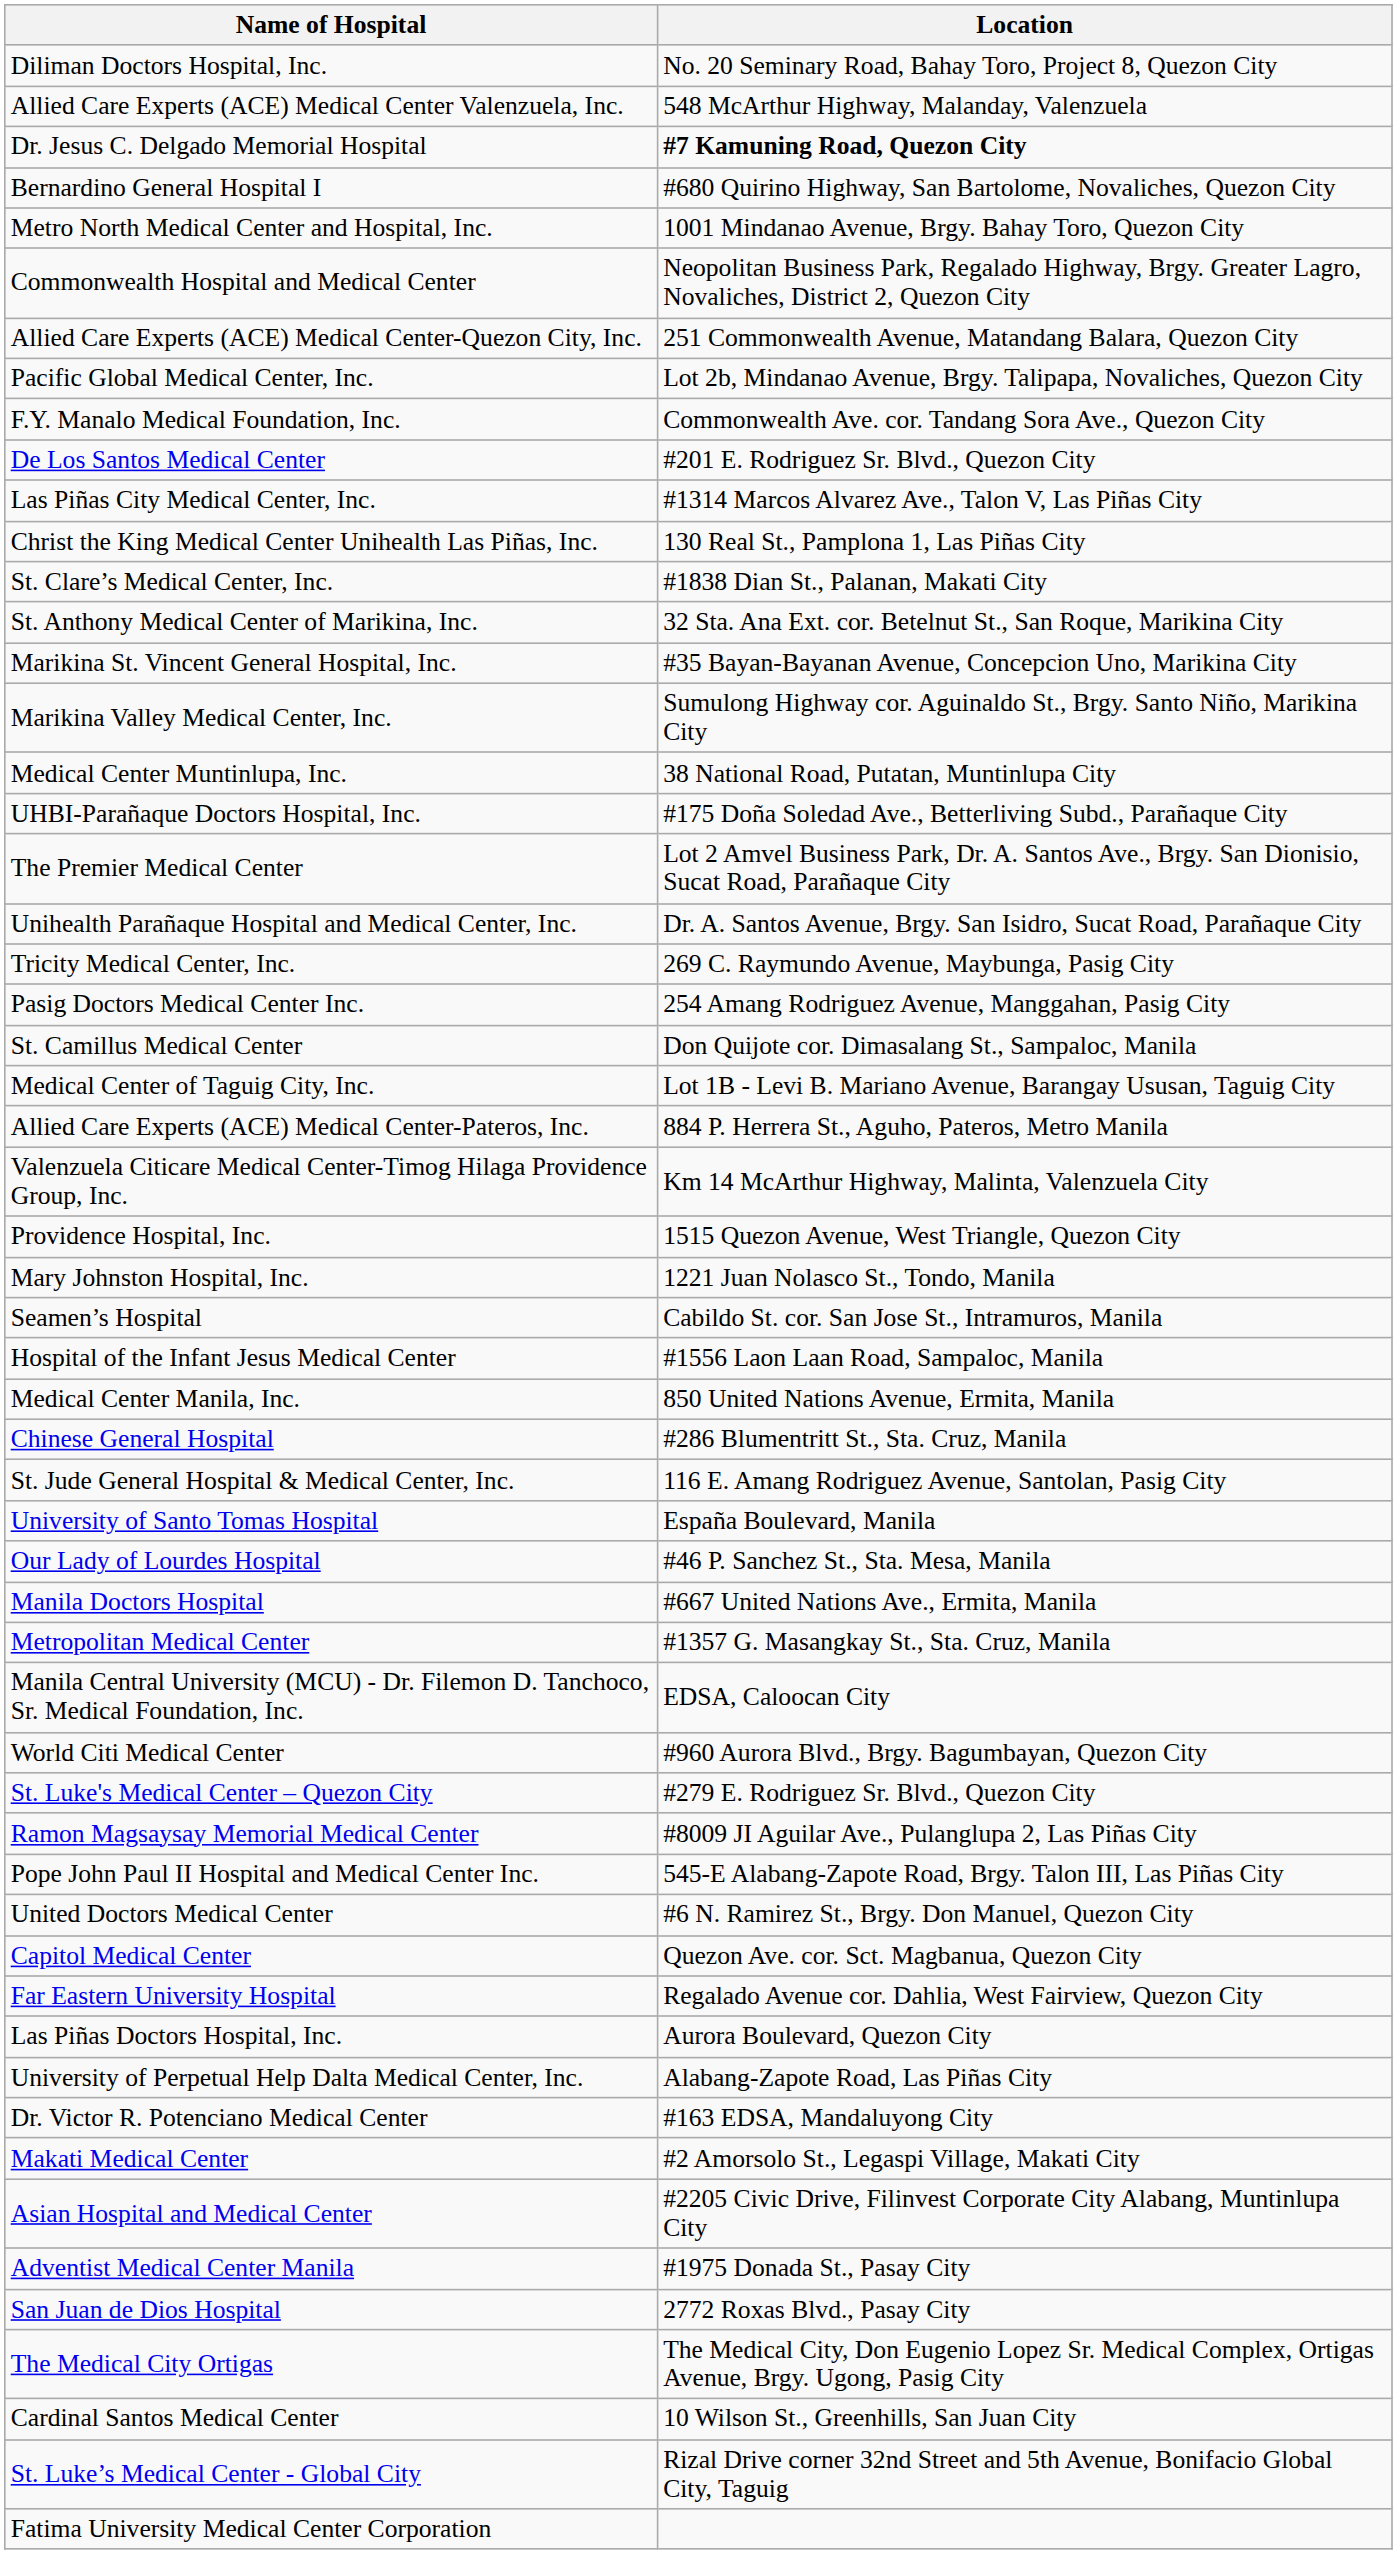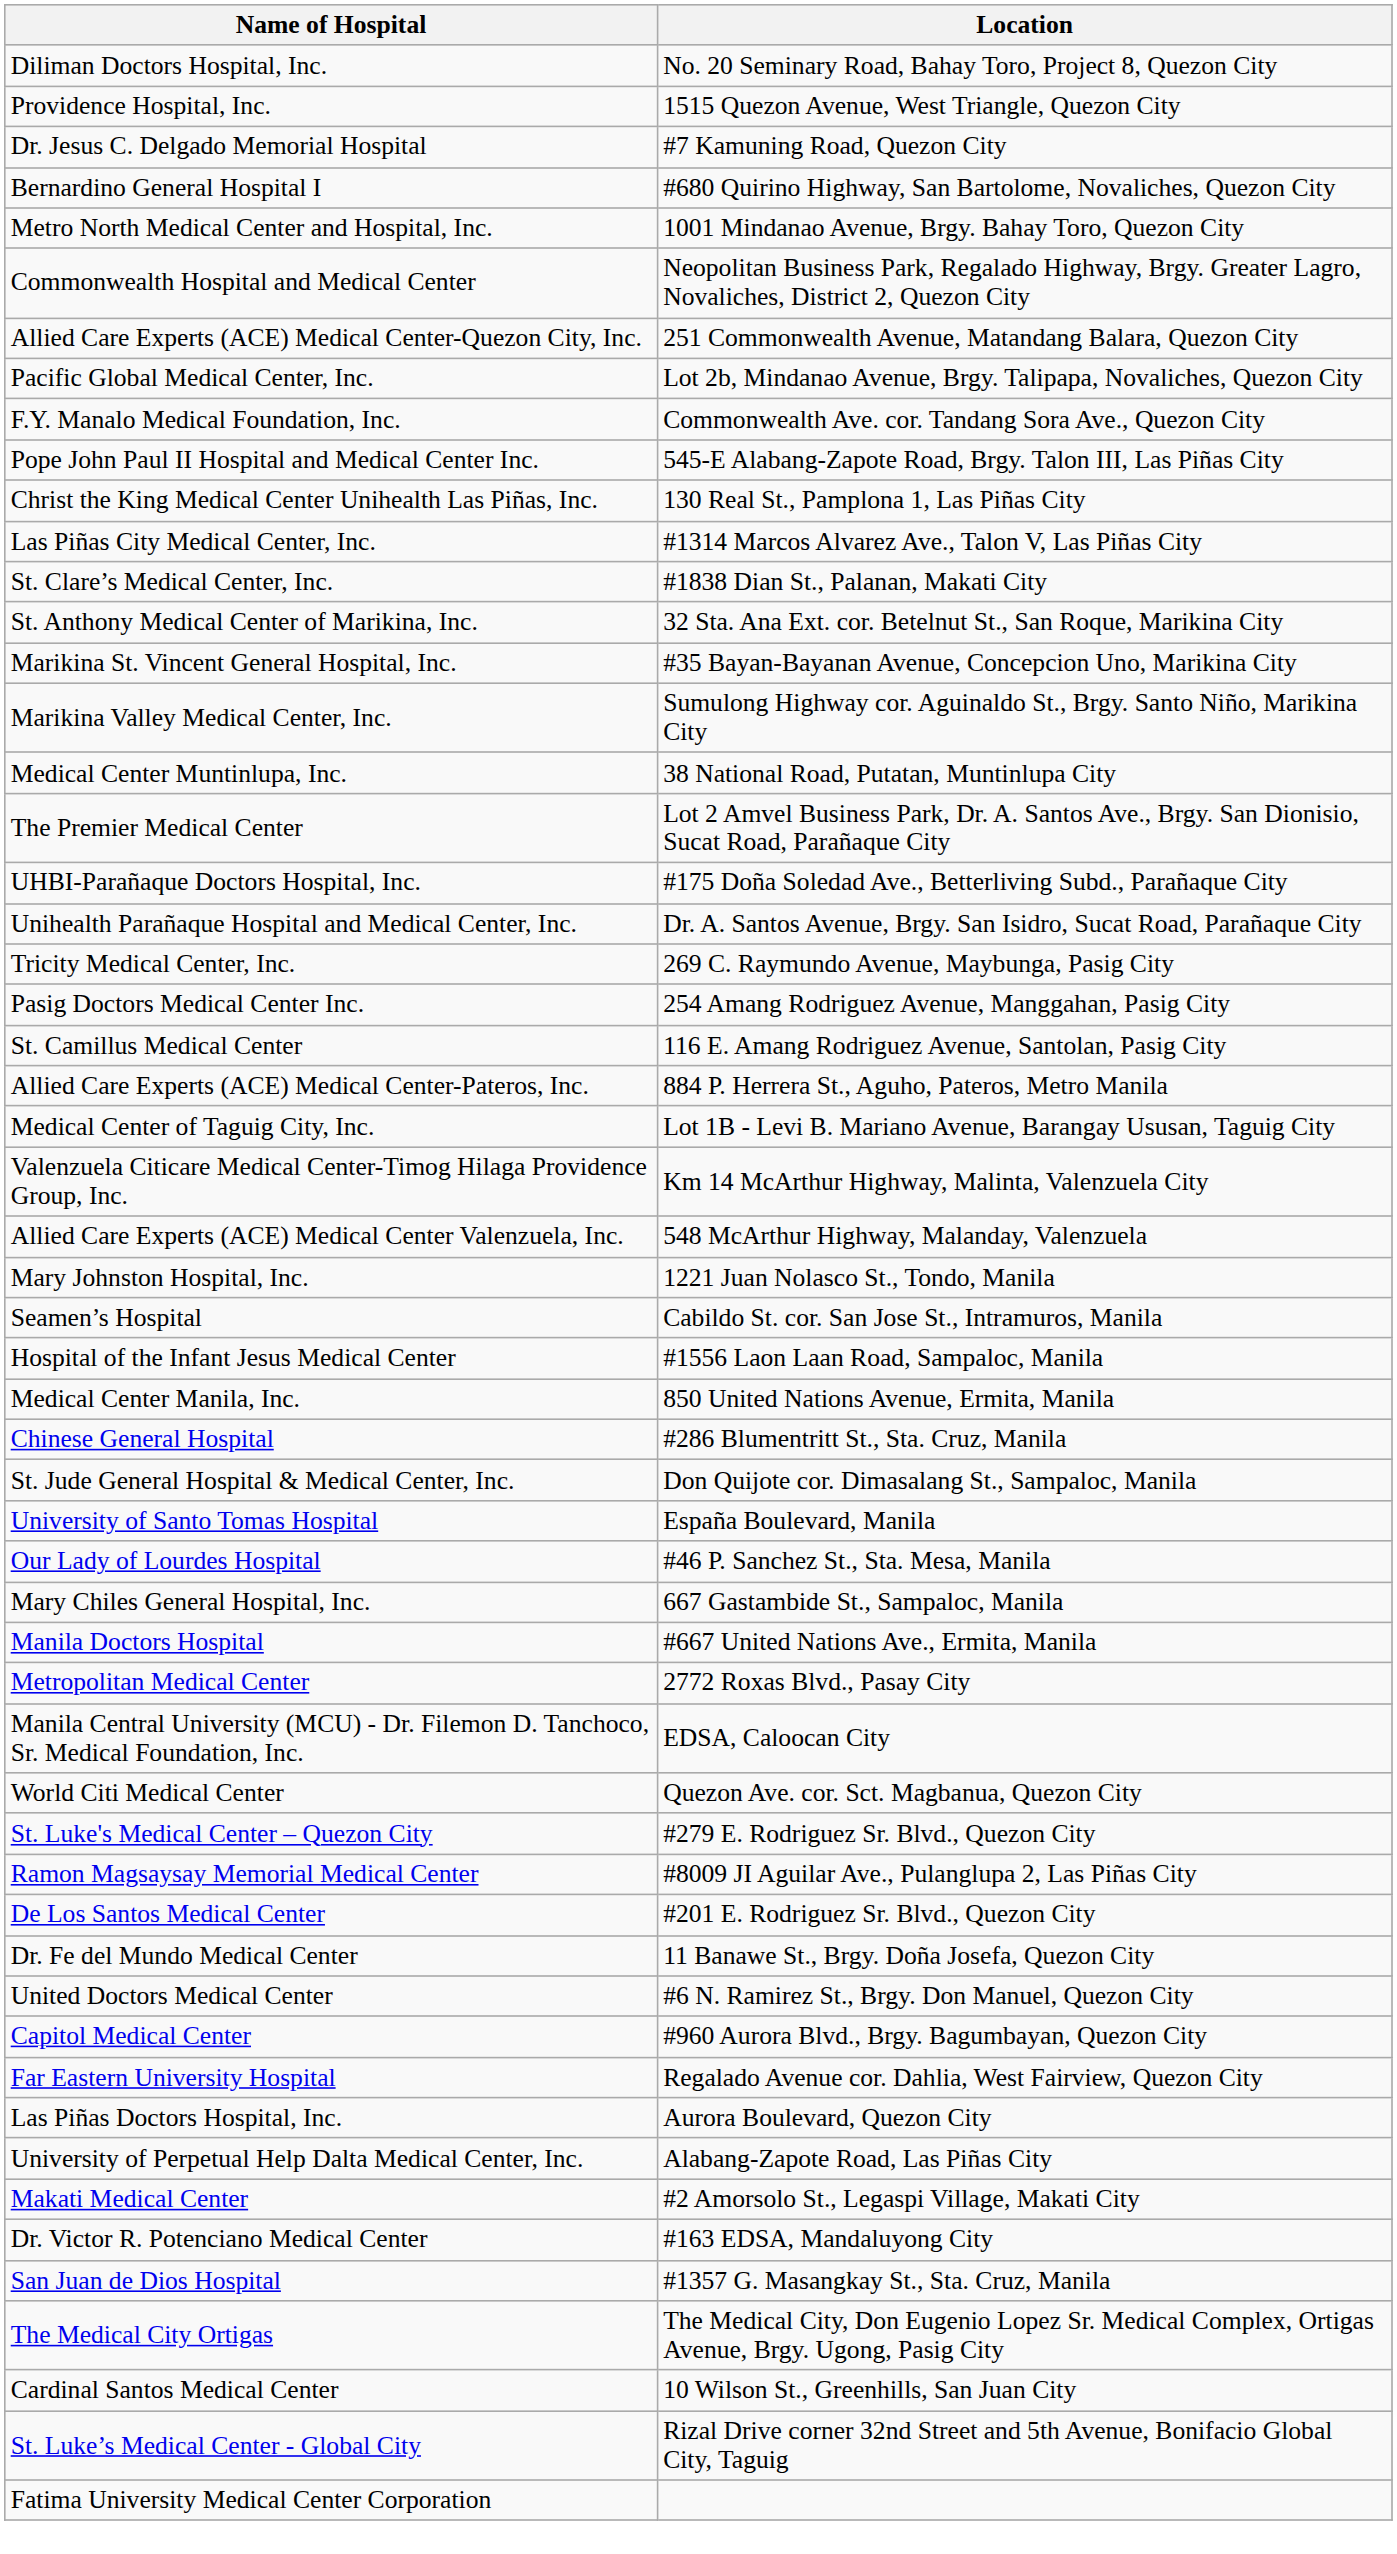rows swapped: (141, 1236) <-> (317, 106)
(845, 146) bold -> (835, 146) normal
rows swapped: (275, 1874) <-> (168, 459)
rows swapped: (304, 540) <-> (193, 500)
rows swapped: (157, 868) <-> (216, 813)
(930, 1044) Don Quijote cor. Dimasalang St., Sampaloc, Manila -> (945, 1044) 116 E. Amang Rodriguez Avenue, Santolan, Pasig City
rows swapped: (300, 1126) <-> (193, 1085)
(945, 1479) 116 E. Amang Rodriguez Avenue, Santolan, Pasig City -> (930, 1479) Don Quijote cor. Dimasalang St., Sampaloc, Manila
+ row: (191, 1601)
(887, 1642) #1357 G. Masangkay St., Sta. Cruz, Manila -> (817, 1682) 2772 Roxas Blvd., Pasay City
(935, 1752) #960 Aurora Blvd., Brgy. Bagumbayan, Quezon City -> (902, 1792) Quezon Ave. cor. Sct. Magbanua, Quezon City
+ row: (184, 1955)
(902, 1955) Quezon Ave. cor. Sct. Magbanua, Quezon City -> (935, 2036) #960 Aurora Blvd., Brgy. Bagumbayan, Quezon City
rows swapped: (129, 2158) <-> (219, 2117)
- row: (191, 2213)
- row: (182, 2268)
(817, 2308) 2772 Roxas Blvd., Pasay City -> (887, 2280) #1357 G. Masangkay St., Sta. Cruz, Manila
